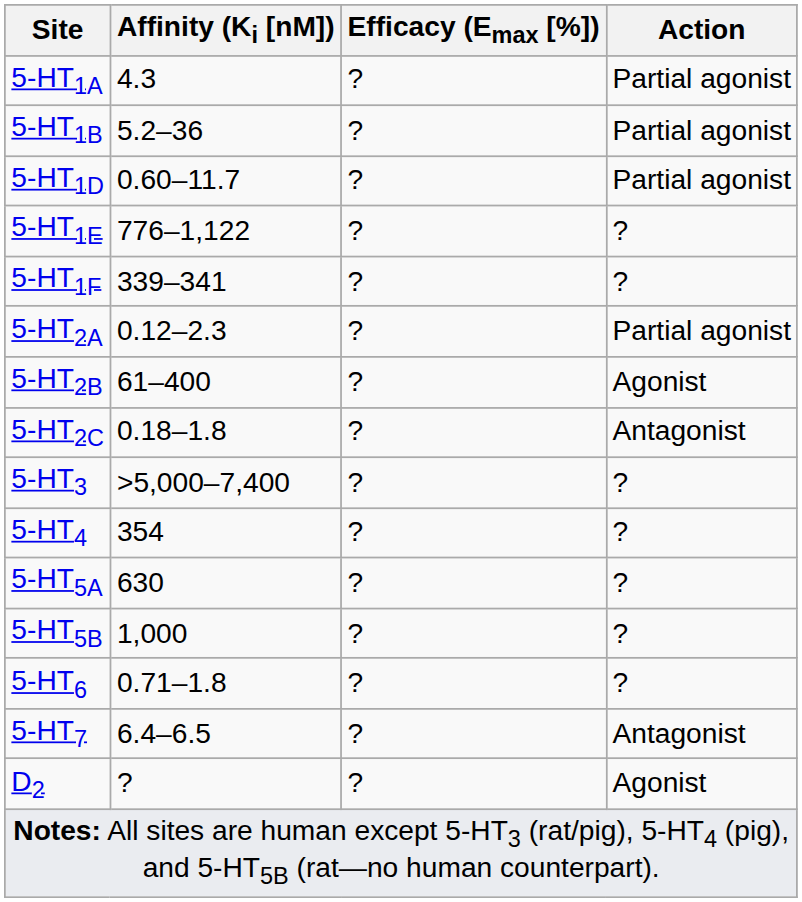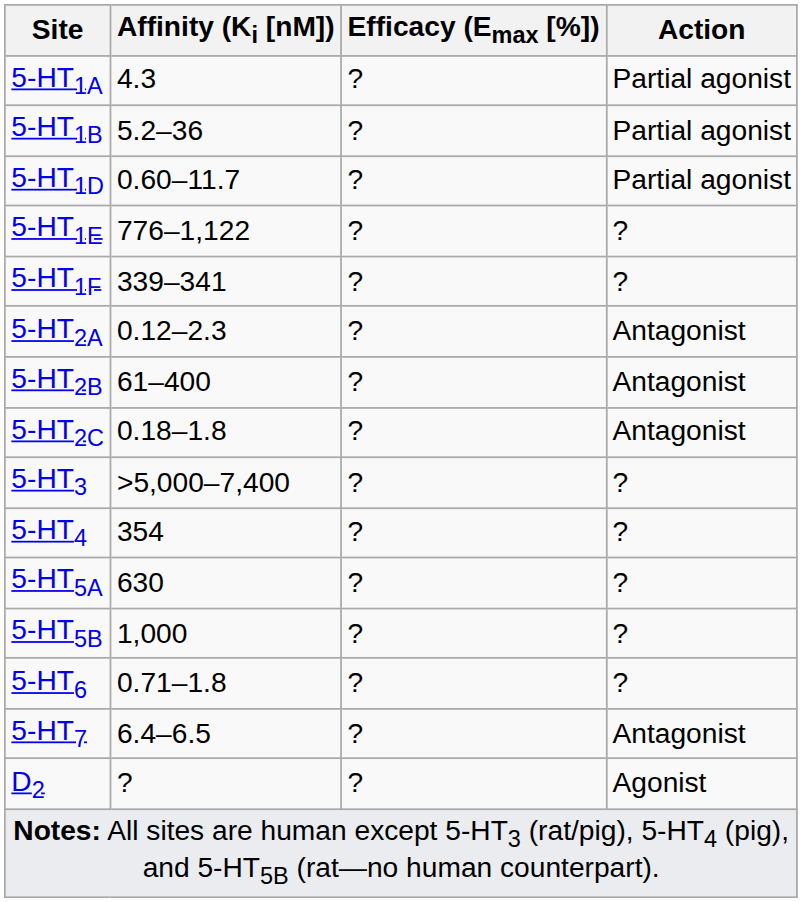(702, 331) Partial agonist -> (679, 331) Antagonist
(659, 381) Agonist -> (679, 381) Antagonist
